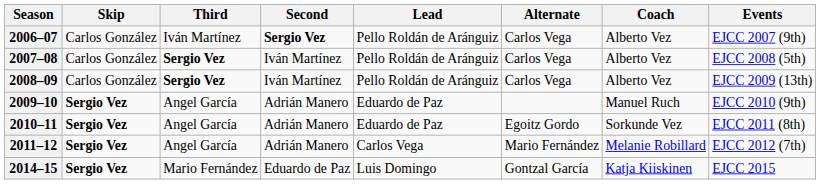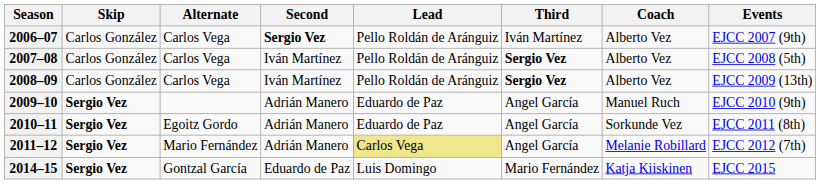columns swapped: (210, 15) <-> (552, 15)
(390, 146) no background -> (390, 146) khaki background
